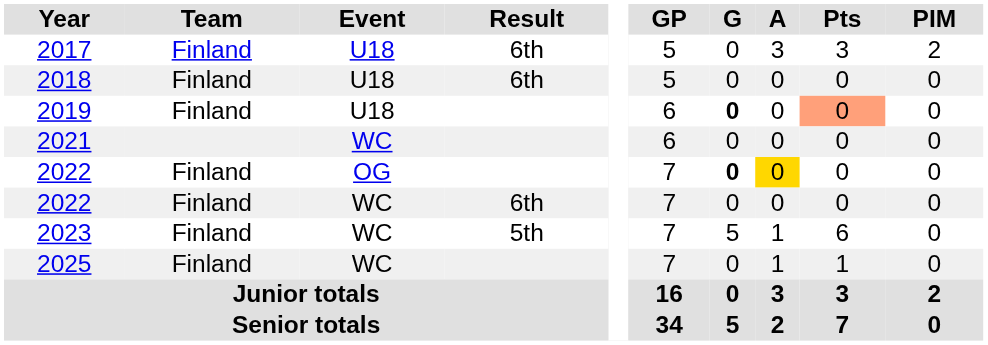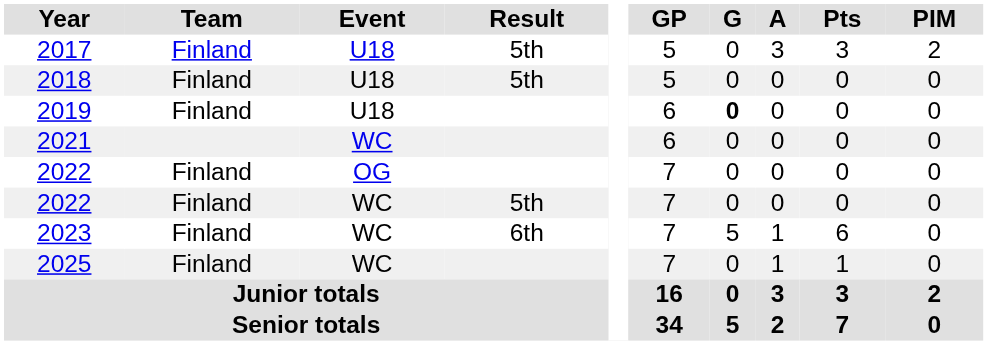(527, 49) 6th -> (527, 49) 5th
(527, 80) 6th -> (527, 80) 5th
(842, 110) lightsalmon background -> (842, 110) no background
(733, 172) bold -> (733, 172) normal
(778, 172) gold background -> (778, 172) no background
(527, 202) 6th -> (527, 202) 5th
(527, 233) 5th -> (527, 233) 6th
